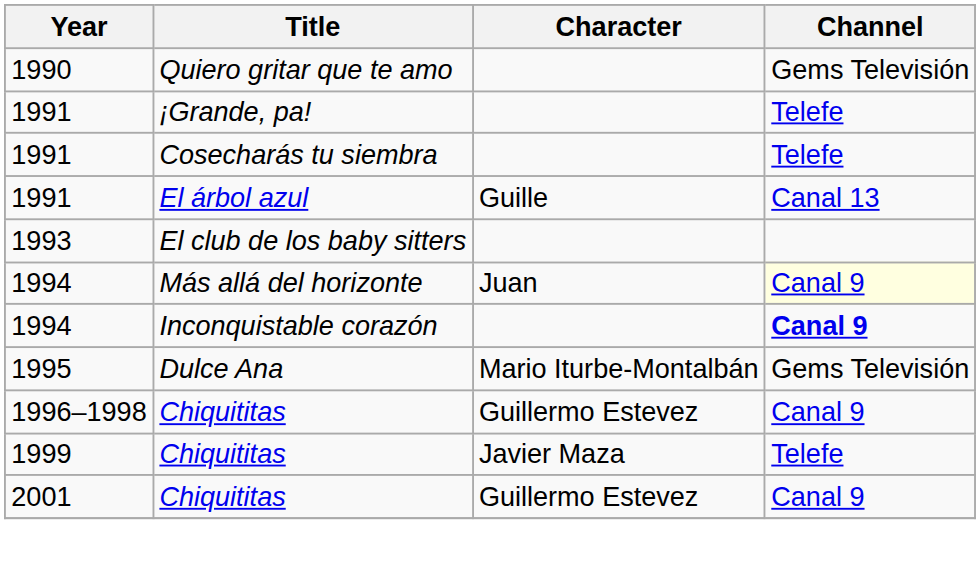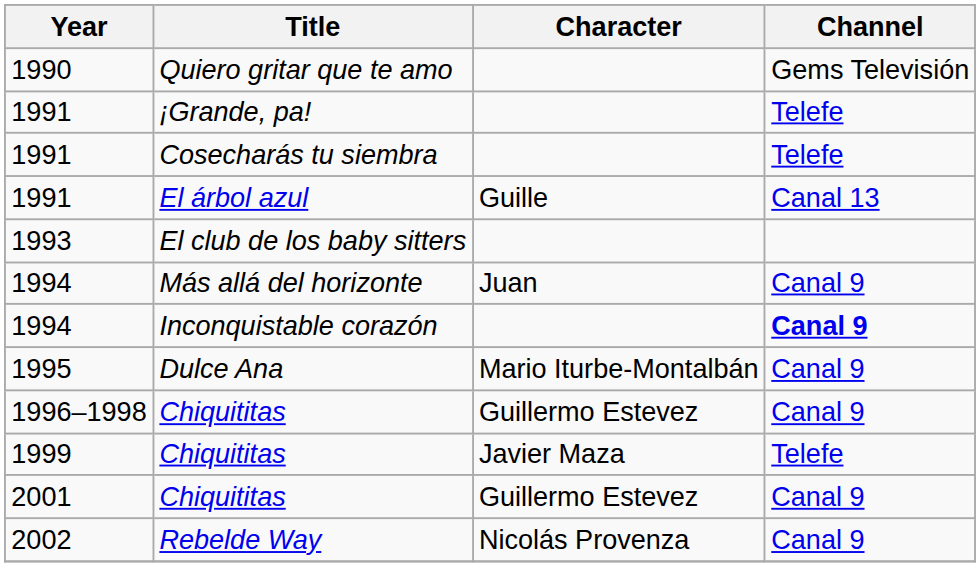(818, 283) lightyellow background -> (818, 283) no background
(870, 369) Gems Televisión -> (818, 369) Canal 9
+ row: (41, 540)
